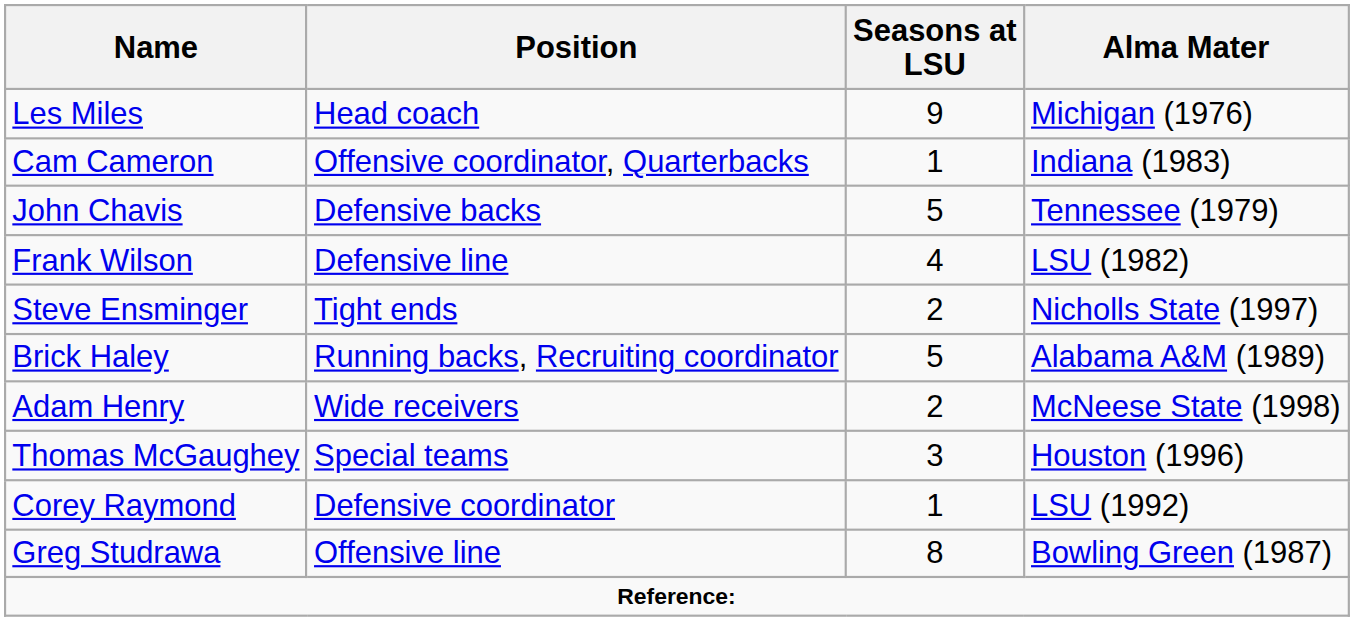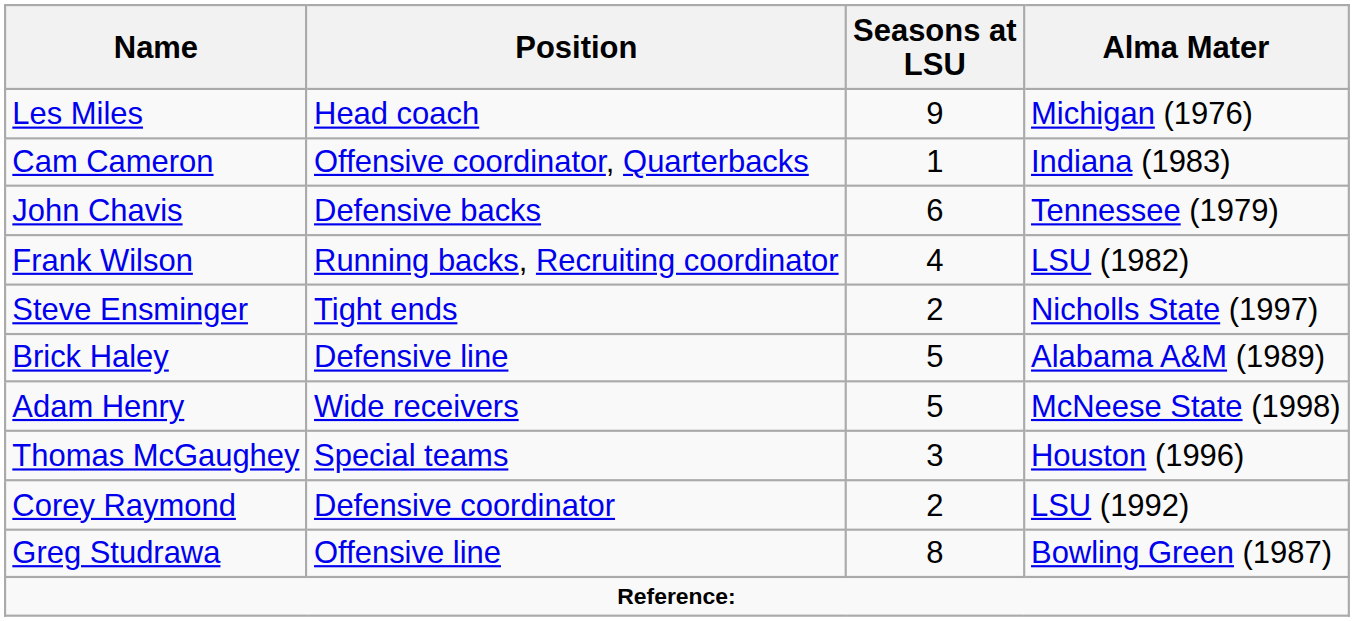(935, 211) 5 -> (935, 211) 6
(411, 260) Defensive line -> (576, 260) Running backs, Recruiting coordinator
(576, 358) Running backs, Recruiting coordinator -> (411, 358) Defensive line
(935, 407) 2 -> (935, 407) 5
(935, 505) 1 -> (935, 505) 2
